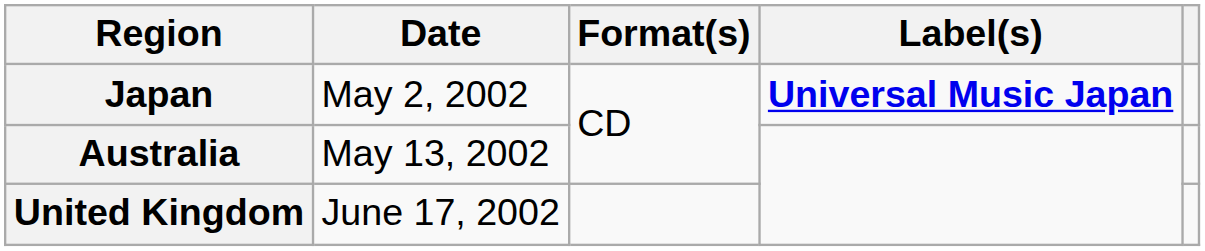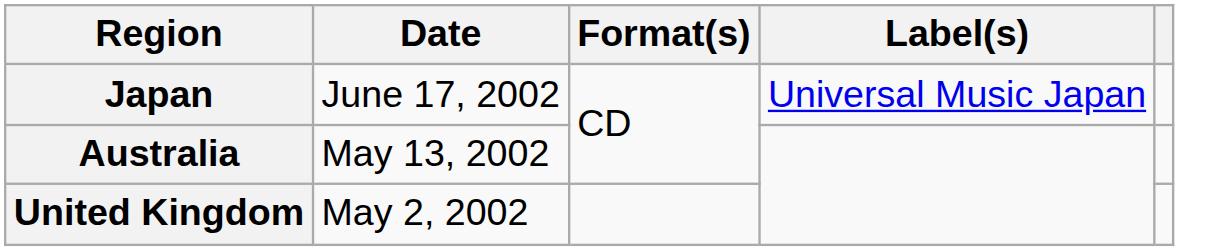(425, 93) May 2, 2002 -> (441, 93) June 17, 2002
(971, 93) bold -> (957, 93) normal
(441, 213) June 17, 2002 -> (425, 213) May 2, 2002
